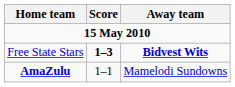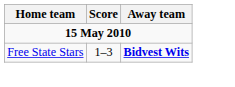(104, 52) bold -> (104, 52) normal
- row: (45, 71)
